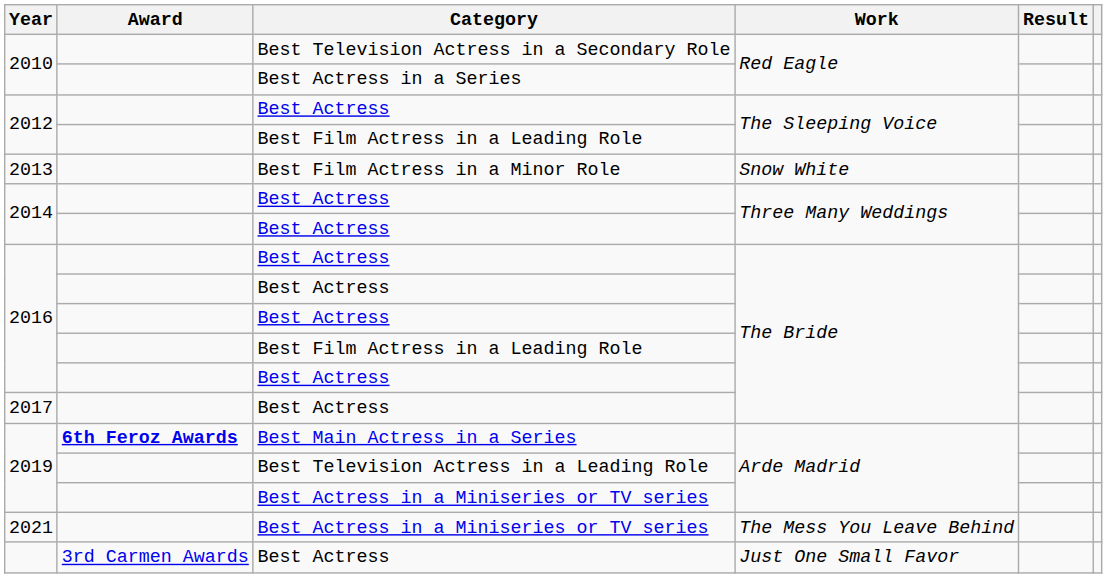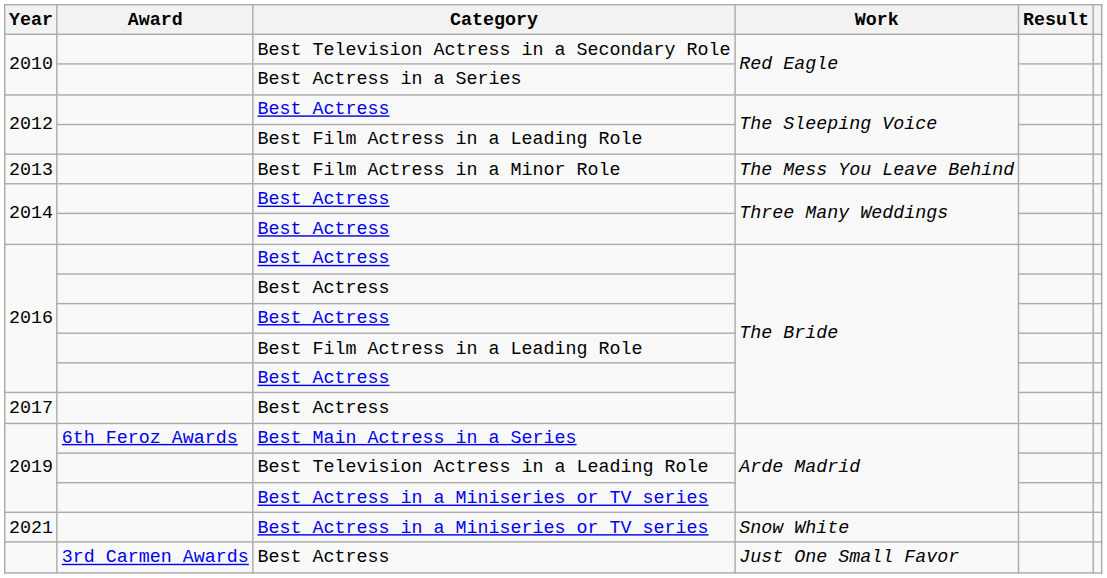(794, 169) Snow White -> (877, 169) The Mess You Leave Behind
(150, 438) bold -> (150, 438) normal
(877, 528) The Mess You Leave Behind -> (794, 528) Snow White
